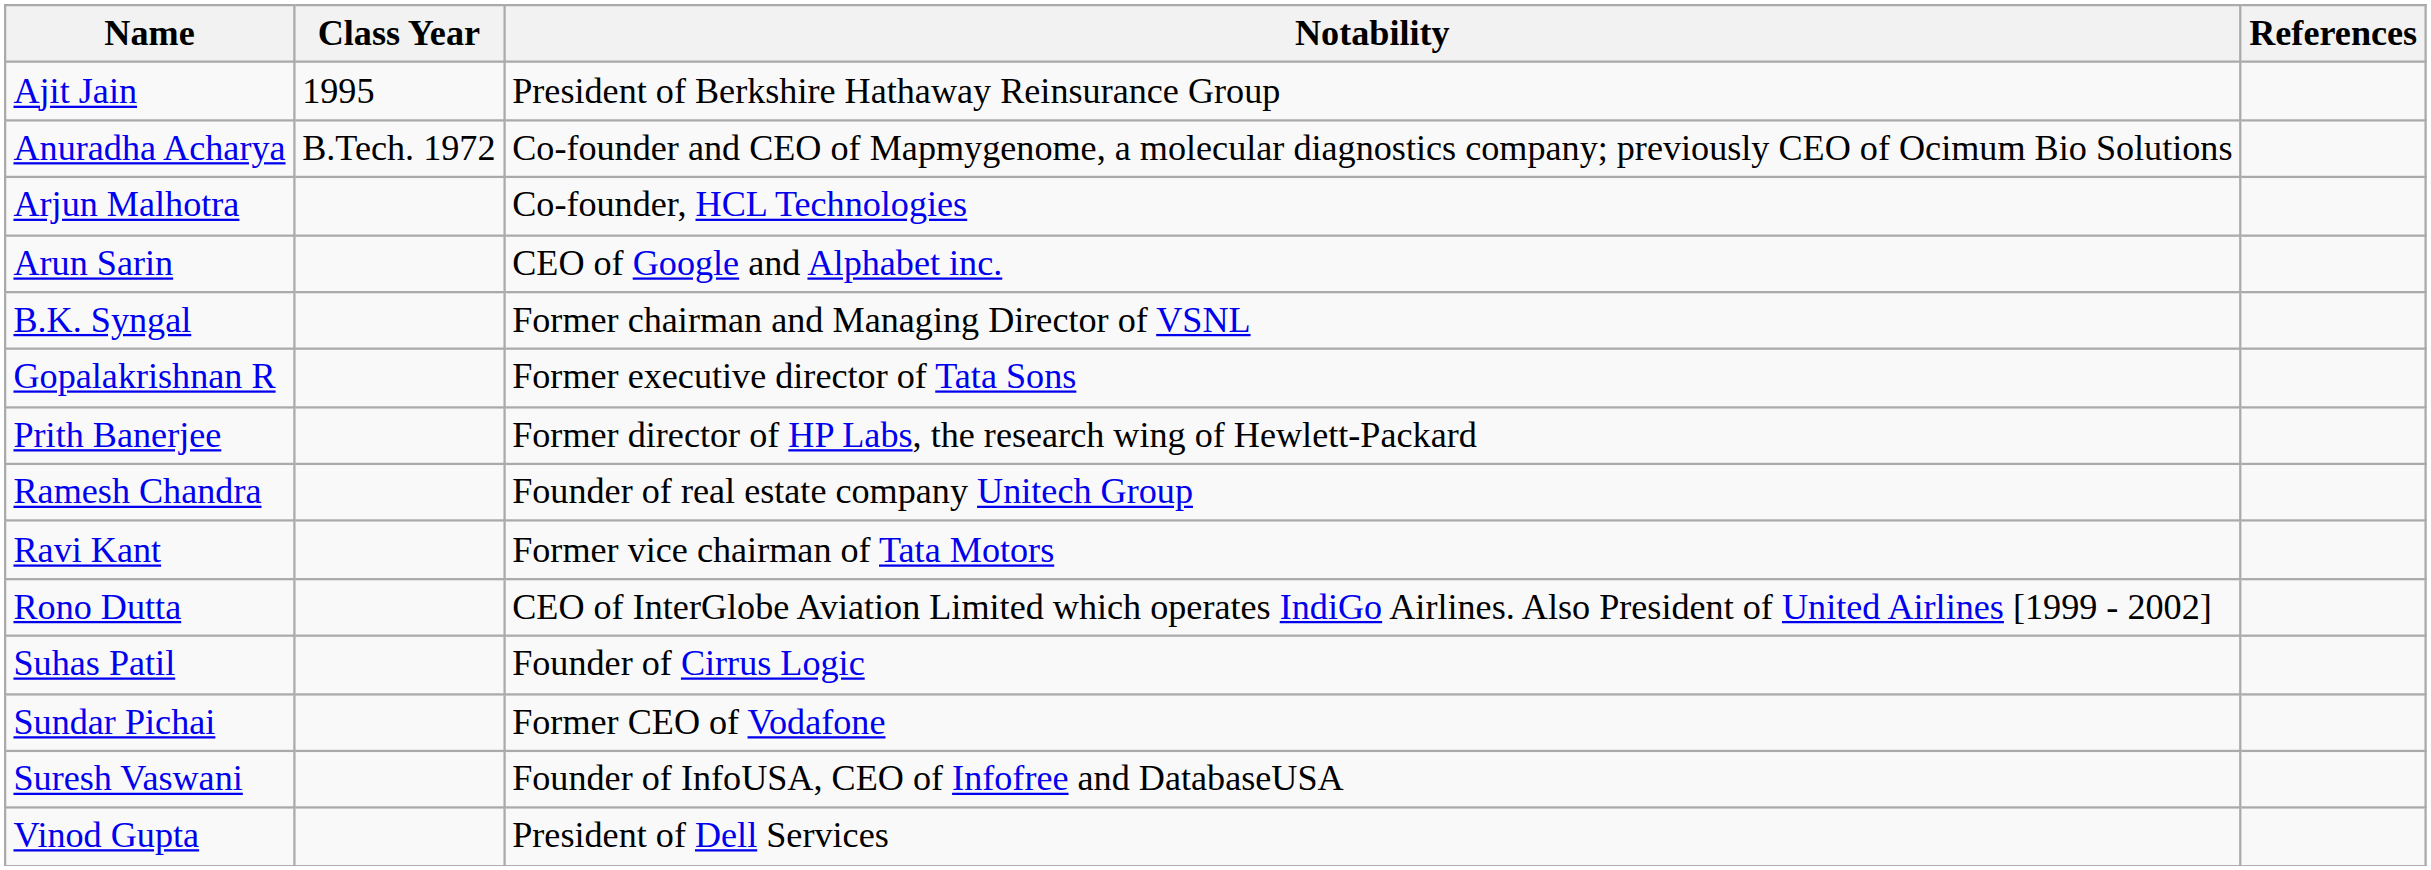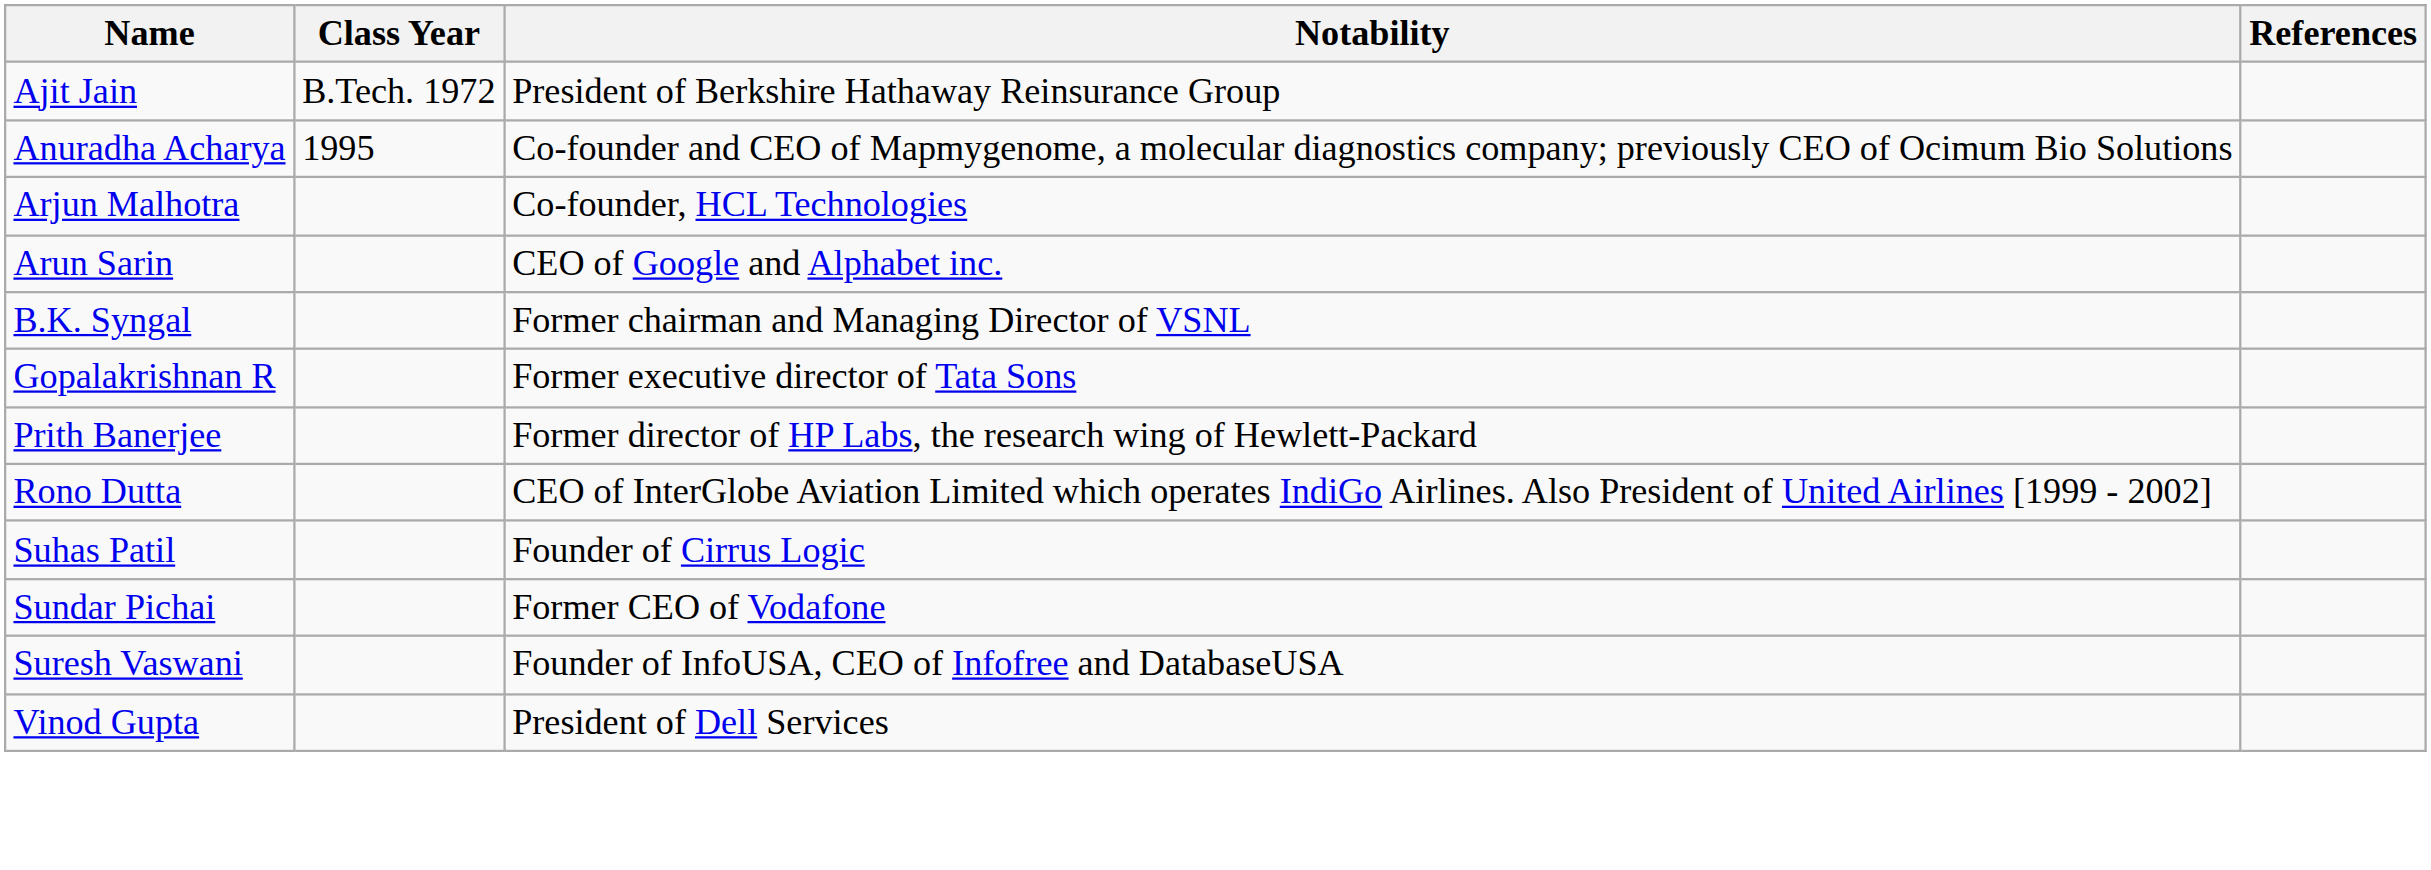(338, 90) 1995 -> (399, 90) B.Tech. 1972
(399, 147) B.Tech. 1972 -> (338, 147) 1995
- row: (137, 491)
- row: (87, 549)
